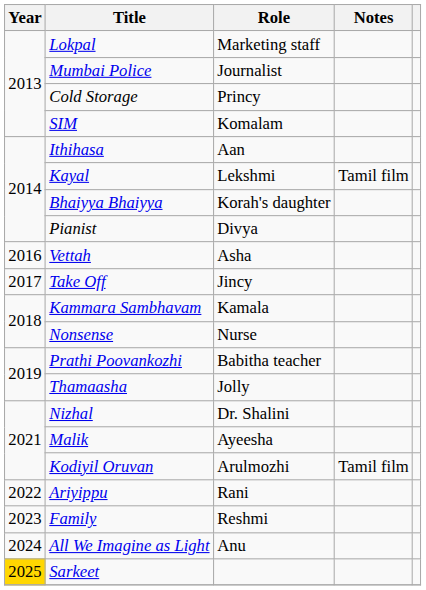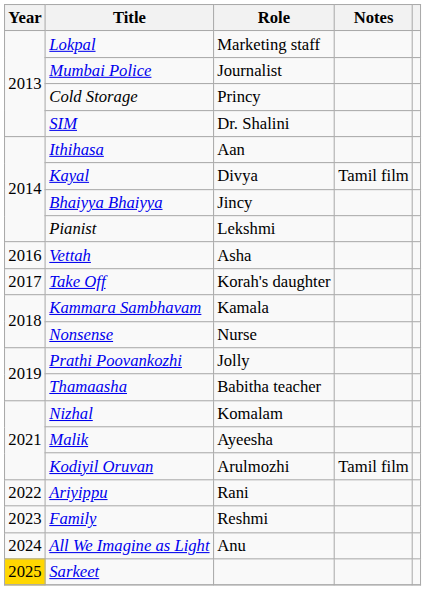(250, 123) Komalam -> (253, 123) Dr. Shalini
(246, 176) Lekshmi -> (238, 176) Divya
(274, 202) Korah's daughter -> (235, 202) Jincy
(238, 228) Divya -> (246, 228) Lekshmi
(235, 281) Jincy -> (274, 281) Korah's daughter
(269, 360) Babitha teacher -> (233, 360) Jolly
(233, 387) Jolly -> (269, 387) Babitha teacher
(253, 413) Dr. Shalini -> (250, 413) Komalam
